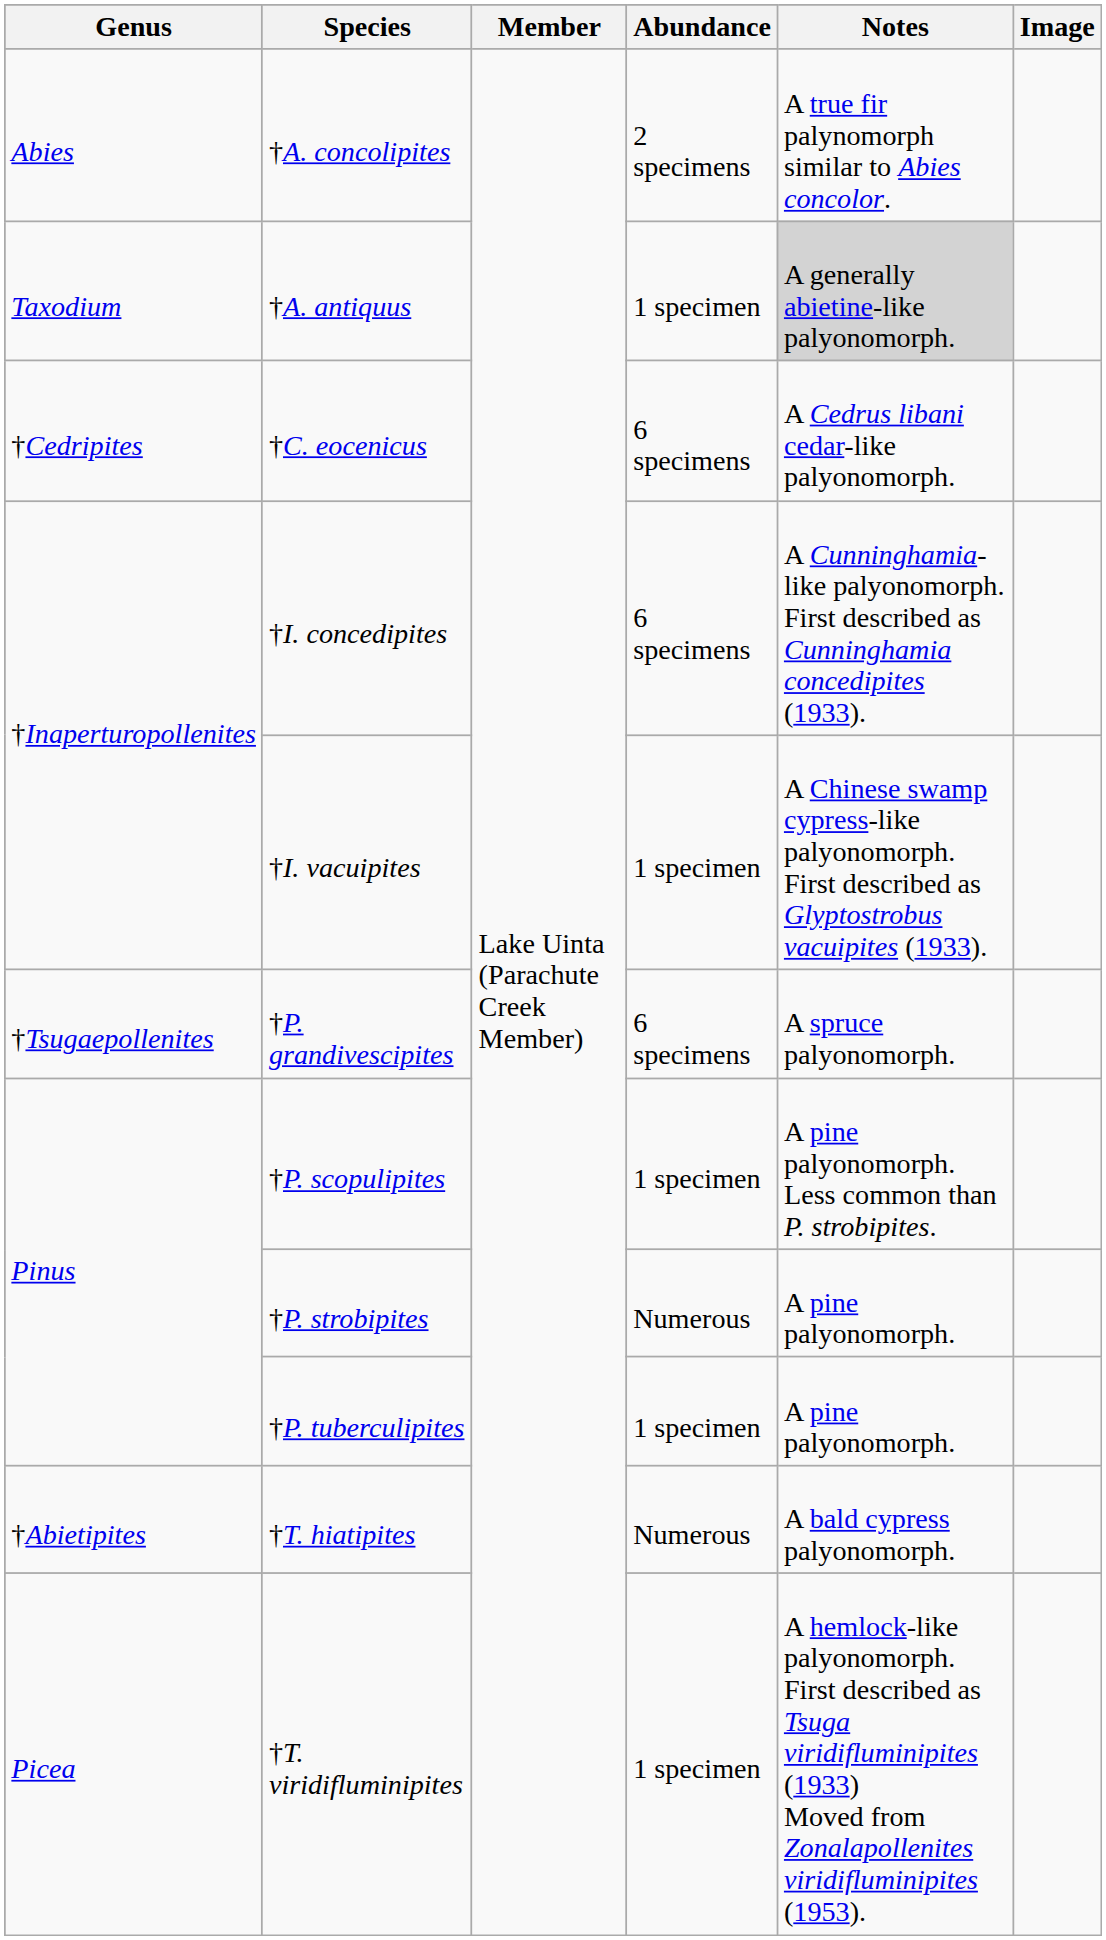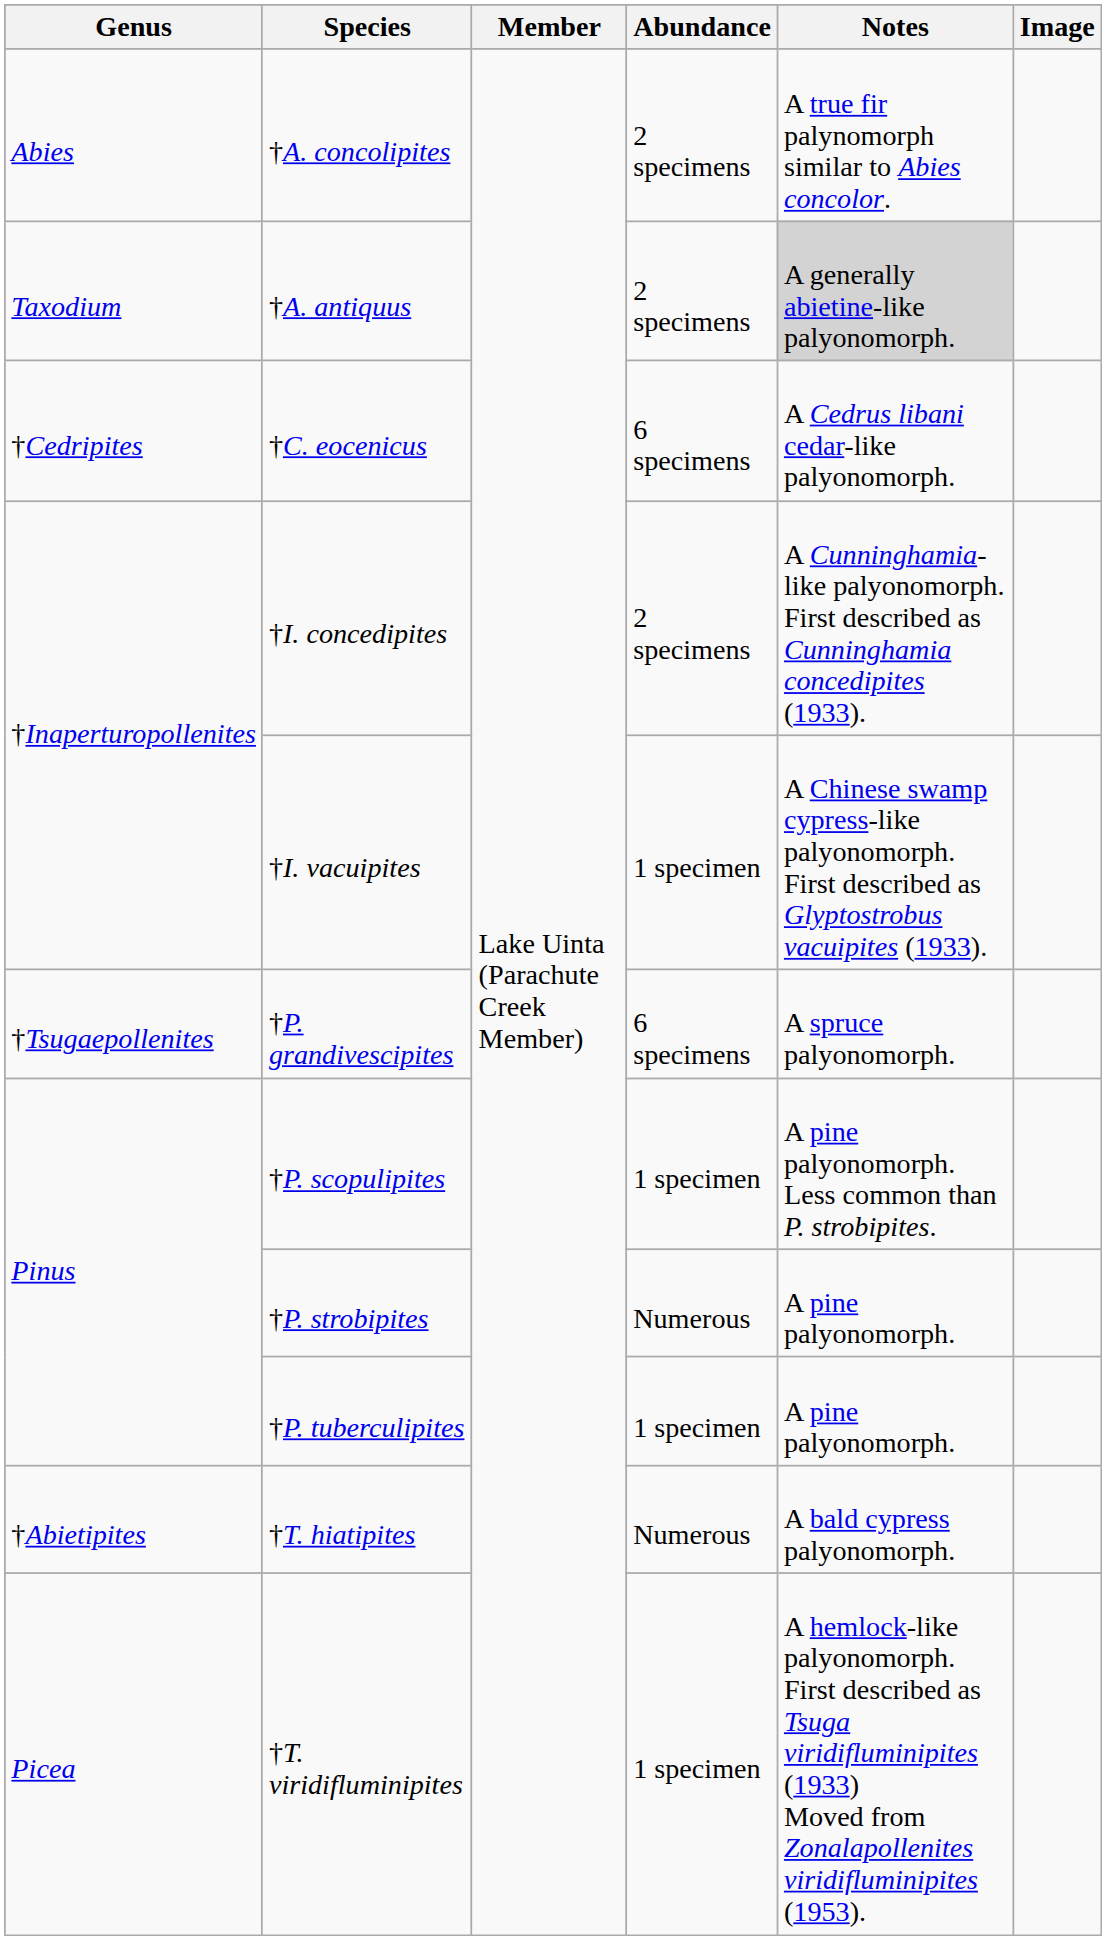(697, 306) 1 specimen -> (692, 306) 2 specimens
(692, 633) 6 specimens -> (692, 633) 2 specimens
